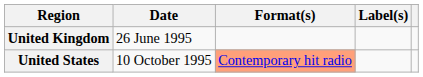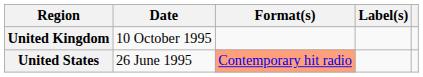(154, 38) 26 June 1995 -> (164, 38) 10 October 1995
(164, 60) 10 October 1995 -> (154, 60) 26 June 1995
